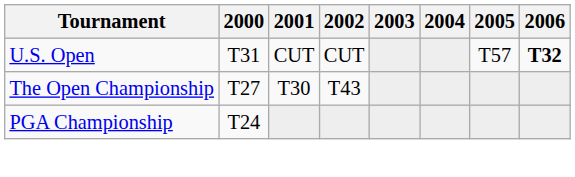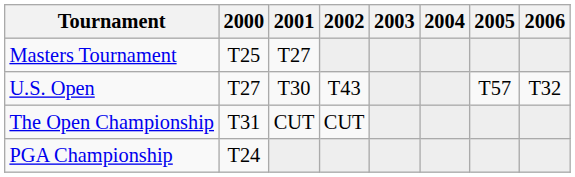+ row: (93, 55)
(244, 55) T31 -> (244, 88) T27
(294, 55) CUT -> (294, 88) T30
(344, 55) CUT -> (344, 88) T43
(545, 55) bold -> (545, 88) normal
(244, 88) T27 -> (244, 122) T31
(294, 88) T30 -> (294, 122) CUT
(344, 88) T43 -> (344, 122) CUT
